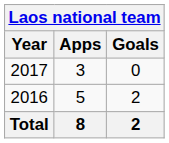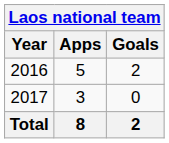rows swapped: (29, 97) <-> (29, 71)
